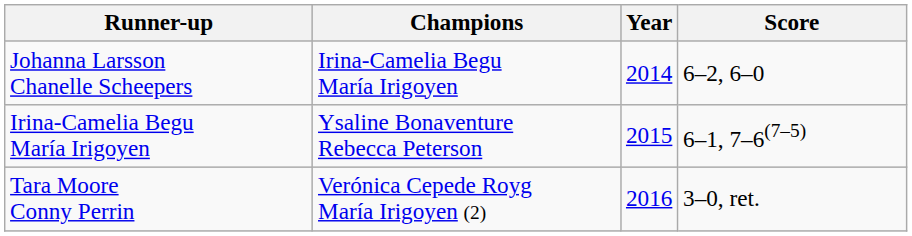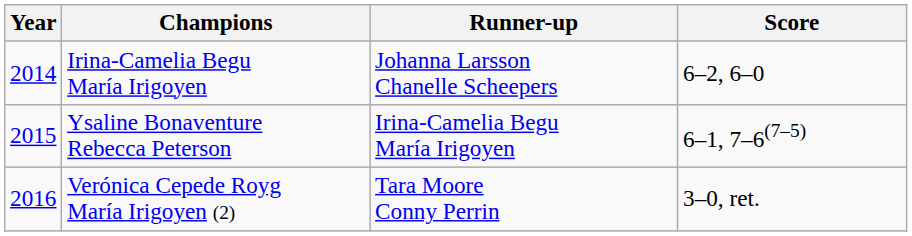columns swapped: (649, 22) <-> (159, 22)
